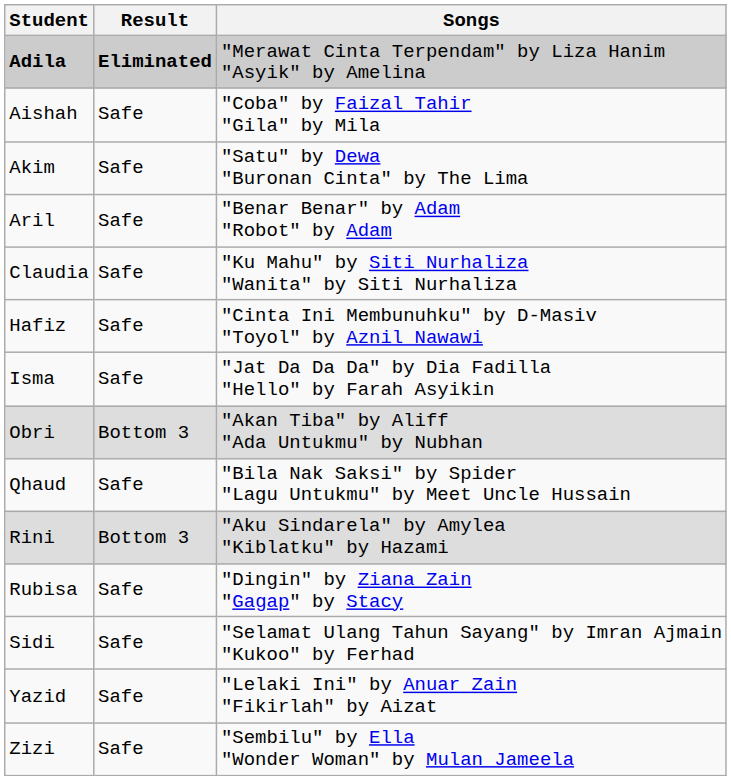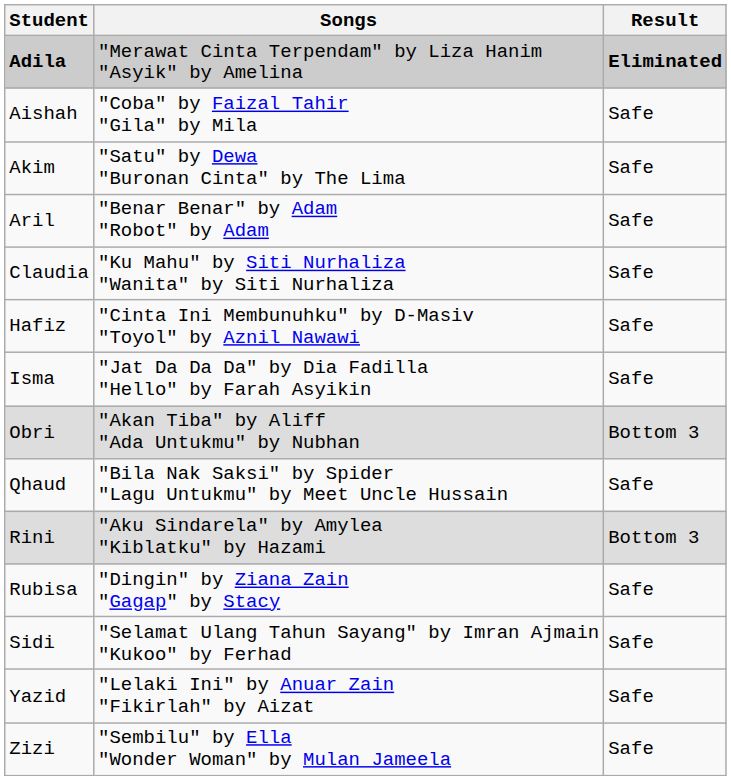columns swapped: (472, 20) <-> (155, 20)
